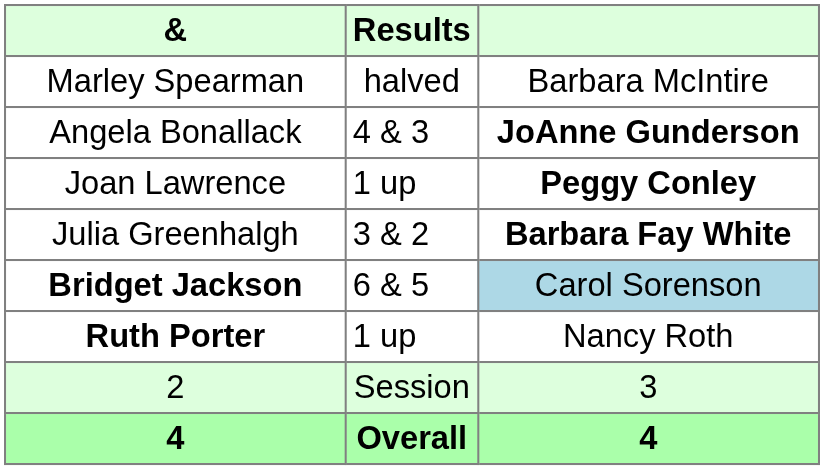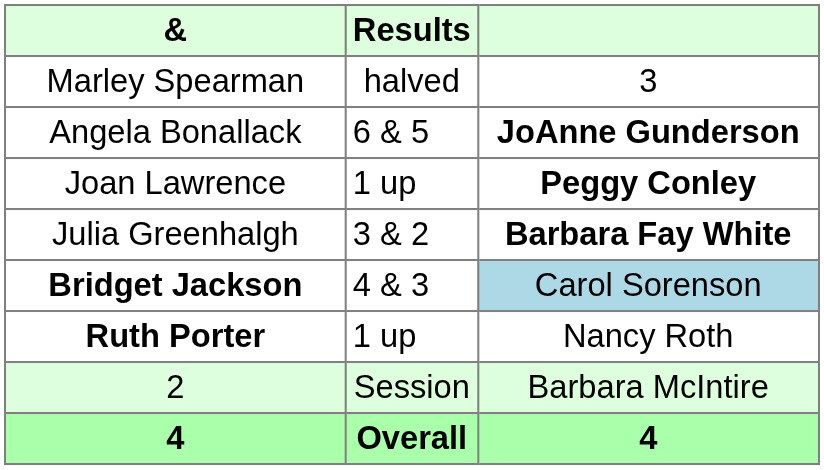(648, 80) Barbara McIntire -> (648, 80) 3
(391, 131) 4 & 3 -> (391, 131) 6 & 5
(391, 284) 6 & 5 -> (391, 284) 4 & 3
(648, 386) 3 -> (648, 386) Barbara McIntire
